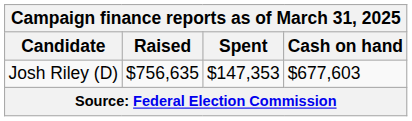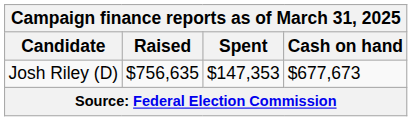(324, 73) $677,603 -> (324, 73) $677,673
